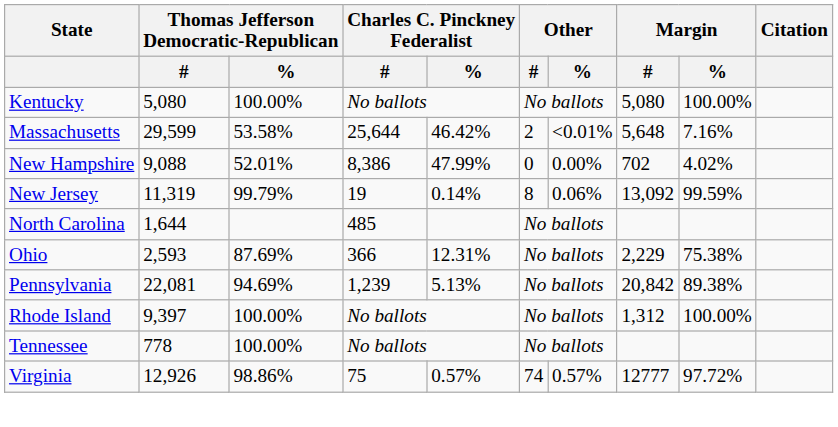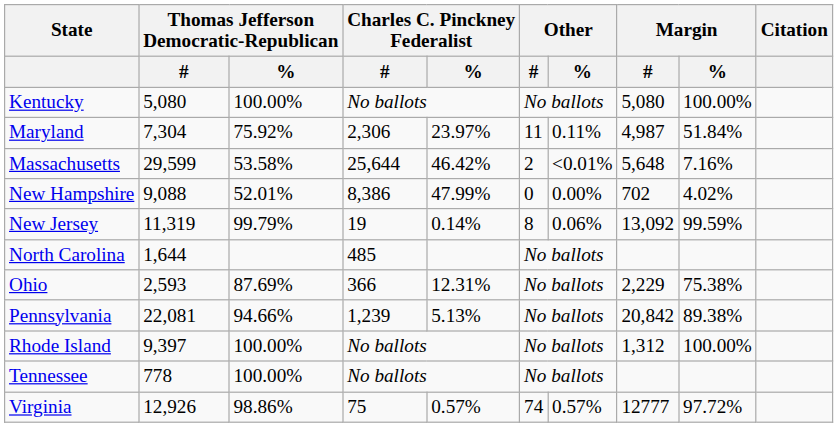+ row: (46, 132)
(263, 284) 94.69% -> (263, 315) 94.66%
